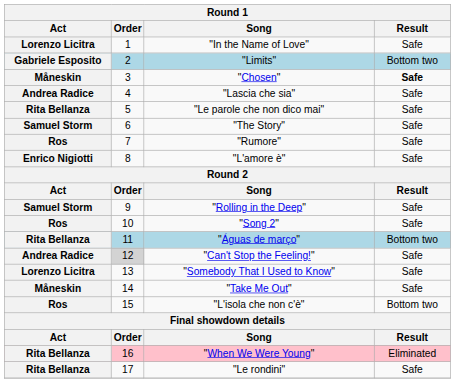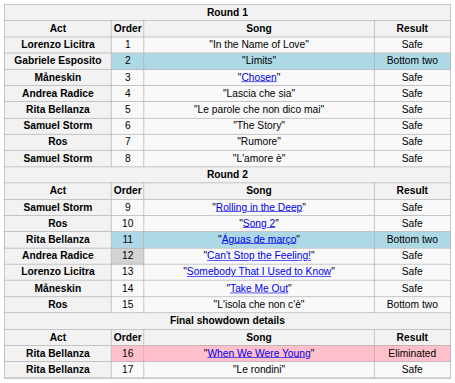(412, 77) bold -> (412, 77) normal
(58, 158) Enrico Nigiotti -> (58, 158) Samuel Storm
